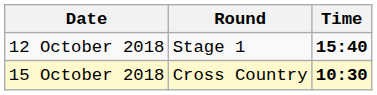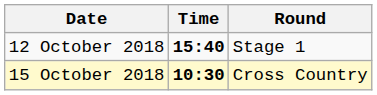columns swapped: (342, 19) <-> (240, 19)
